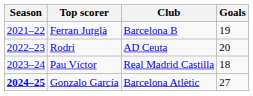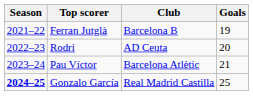(169, 64) Real Madrid Castilla -> (161, 64) Barcelona Atlètic
(225, 64) 18 -> (225, 64) 21
(161, 82) Barcelona Atlètic -> (169, 82) Real Madrid Castilla
(225, 82) 27 -> (225, 82) 25
